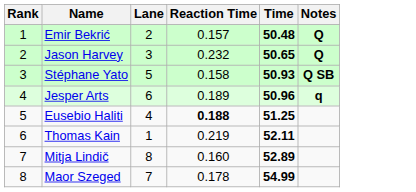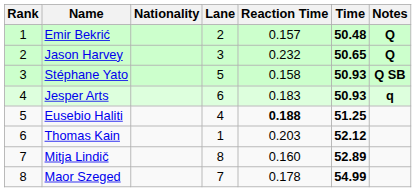+ column: (167, 14)
(213, 95) 0.189 -> (285, 95) 0.183
(279, 95) 50.96 -> (350, 95) 50.93
(213, 136) 0.219 -> (285, 136) 0.203
(279, 136) 52.11 -> (350, 136) 52.12
